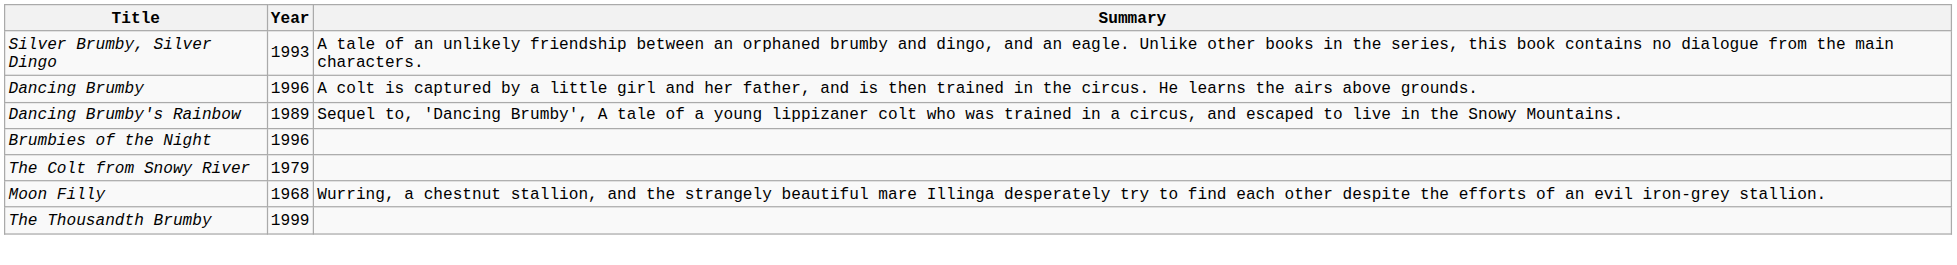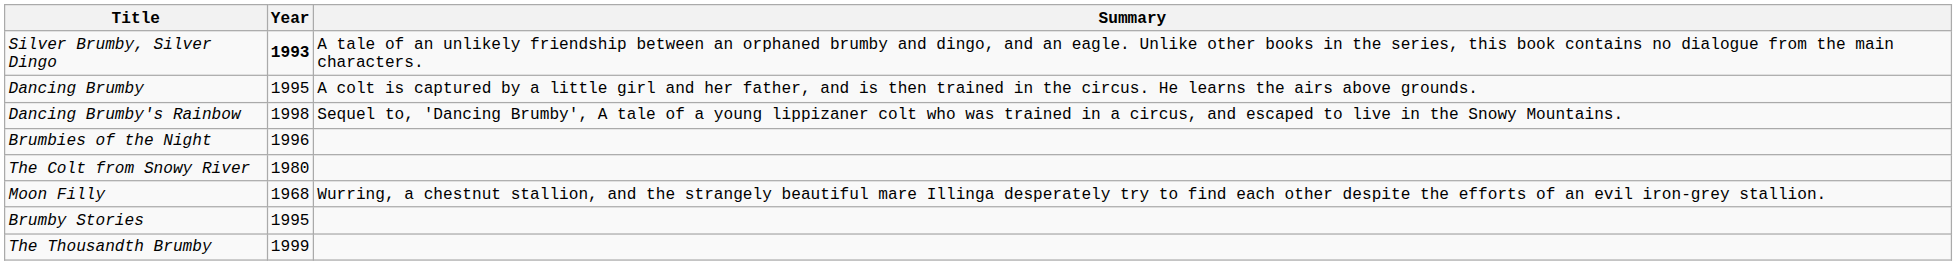(290, 53) normal -> (290, 53) bold
(290, 89) 1996 -> (290, 89) 1995
(290, 115) 1989 -> (290, 115) 1998
(290, 168) 1979 -> (290, 168) 1980
+ row: (76, 220)
